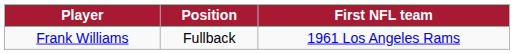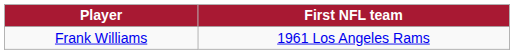- column: (209, 15)
